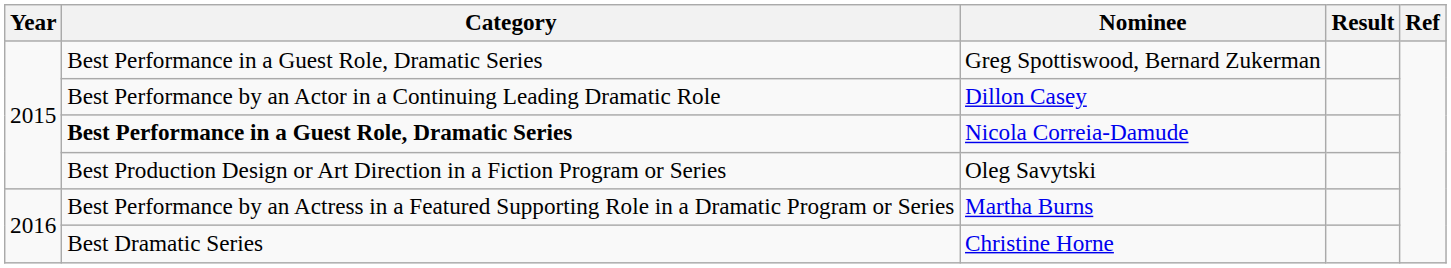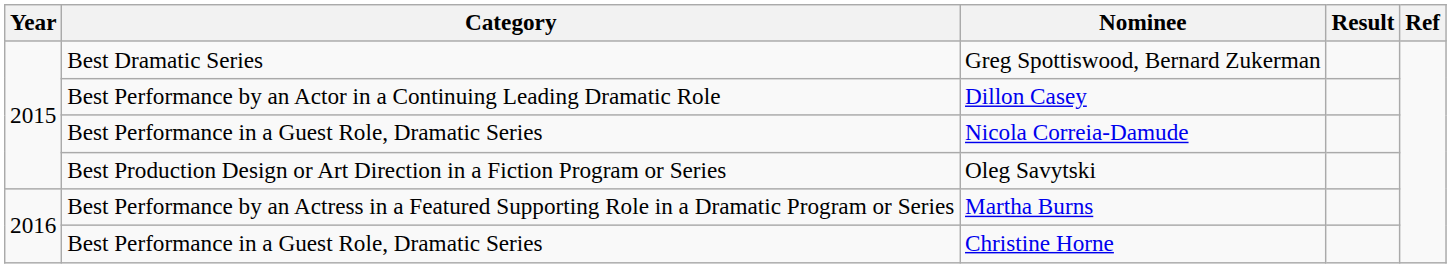(305, 59) Best Performance in a Guest Role, Dramatic Series -> (165, 59) Best Dramatic Series
(320, 133) bold -> (305, 133) normal
(165, 243) Best Dramatic Series -> (305, 243) Best Performance in a Guest Role, Dramatic Series
